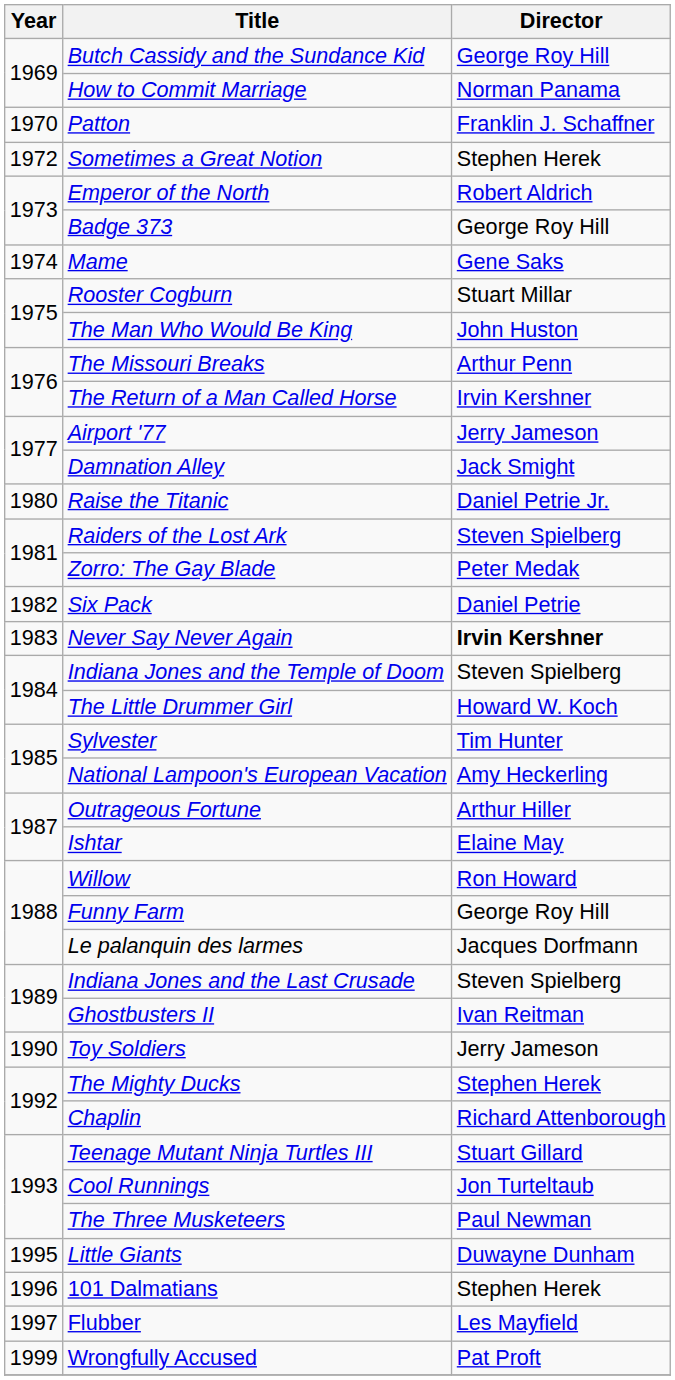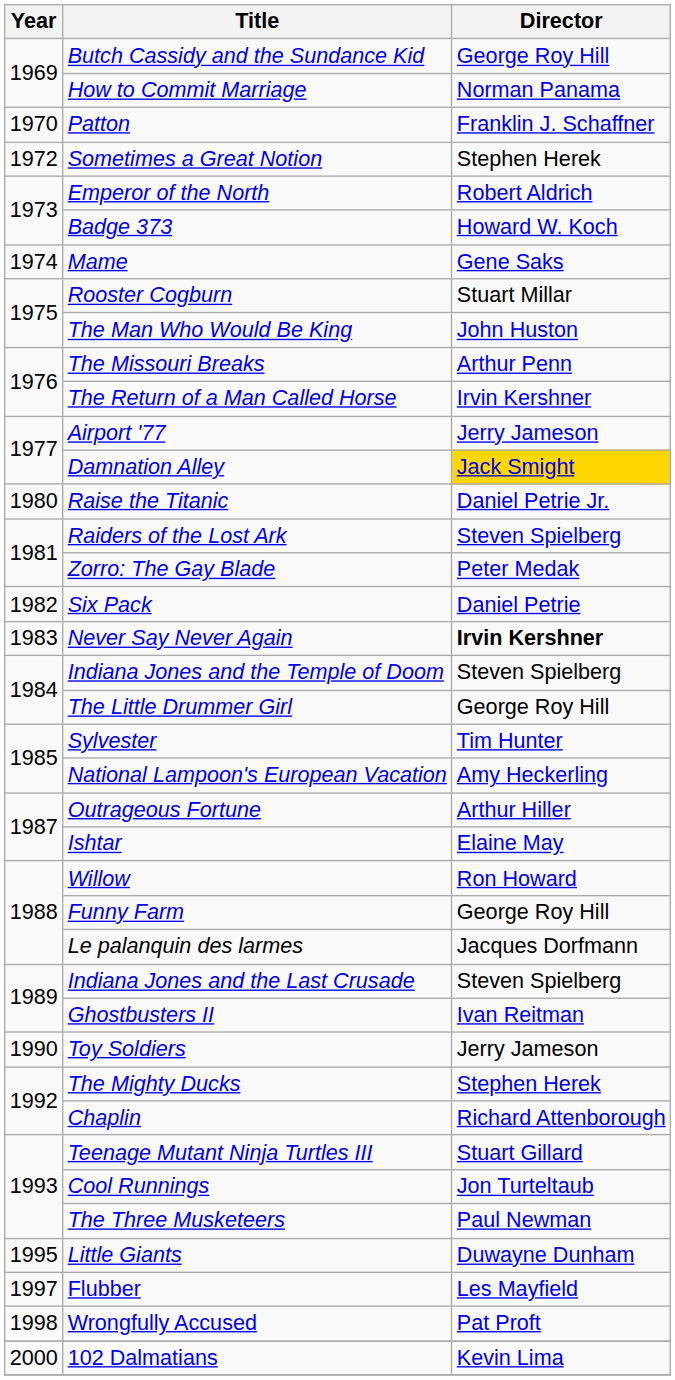(533, 227) George Roy Hill -> (537, 227) Howard W. Koch
(516, 466) no background -> (516, 466) gold background
(537, 706) Howard W. Koch -> (533, 706) George Roy Hill
- row: (143, 1289)
(34, 1357) 1999 -> (34, 1323) 1998
+ row: (143, 1357)
